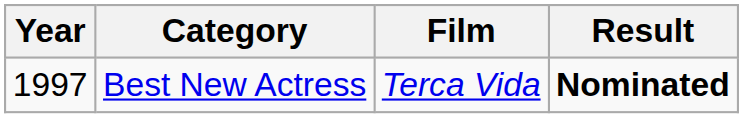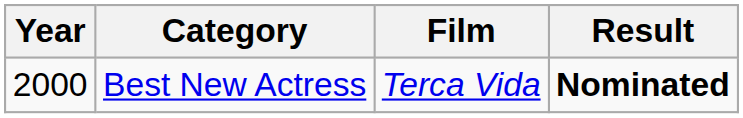(50, 84) 1997 -> (50, 84) 2000
